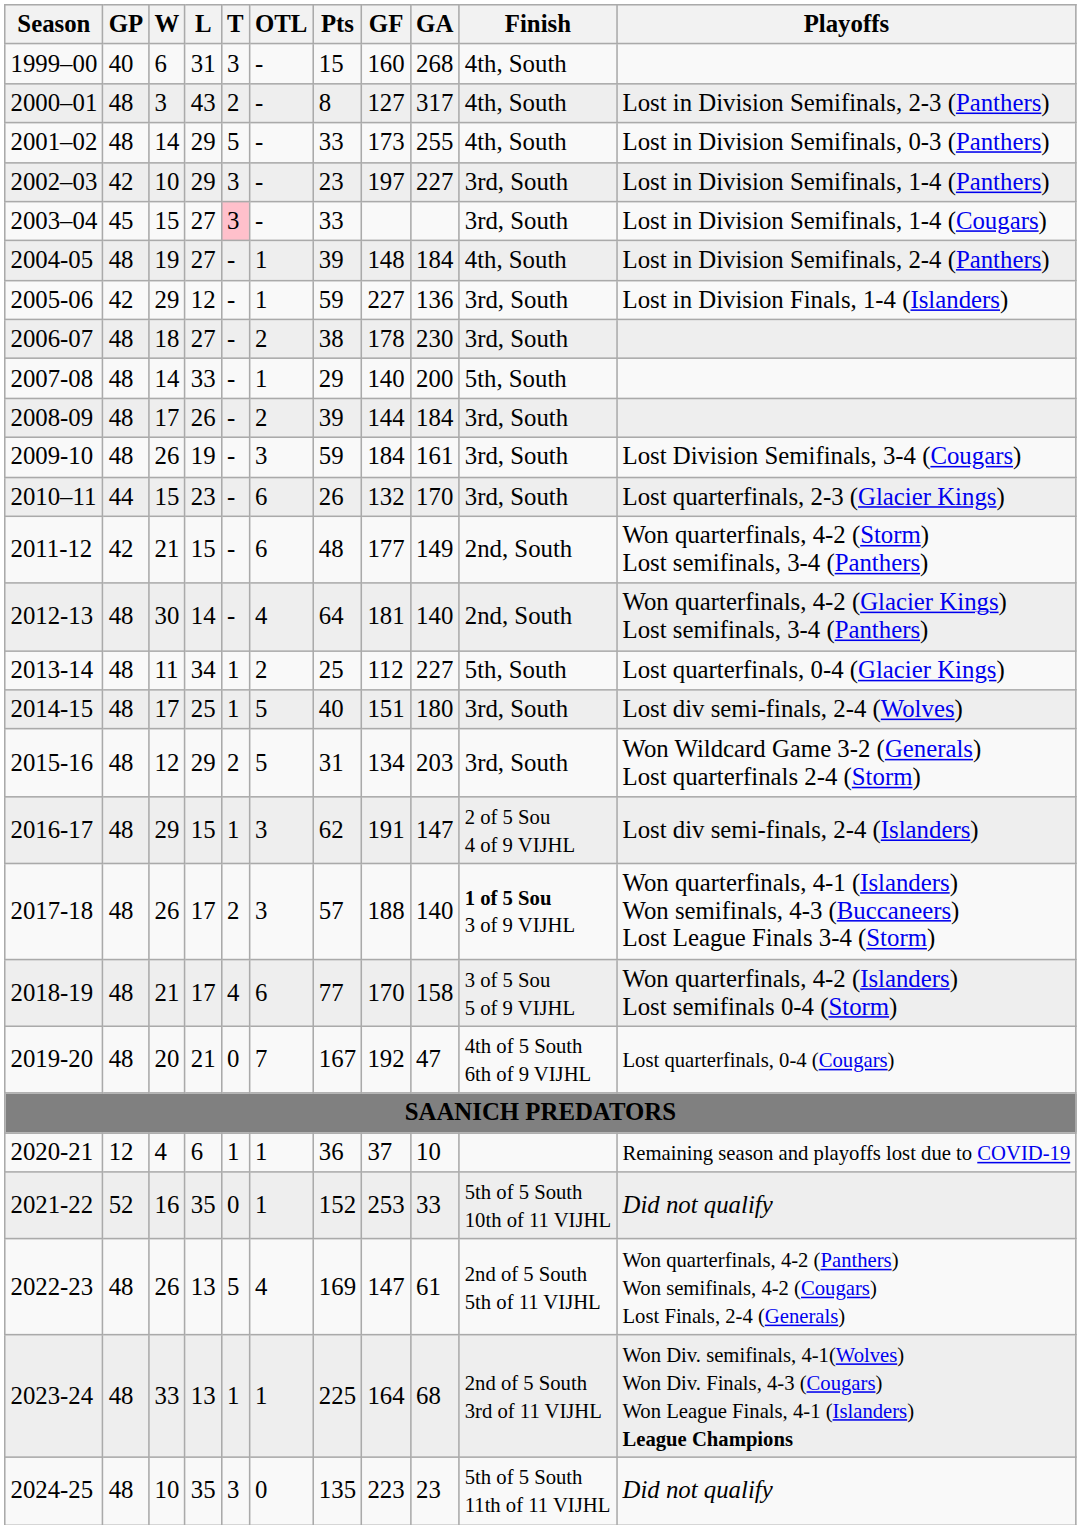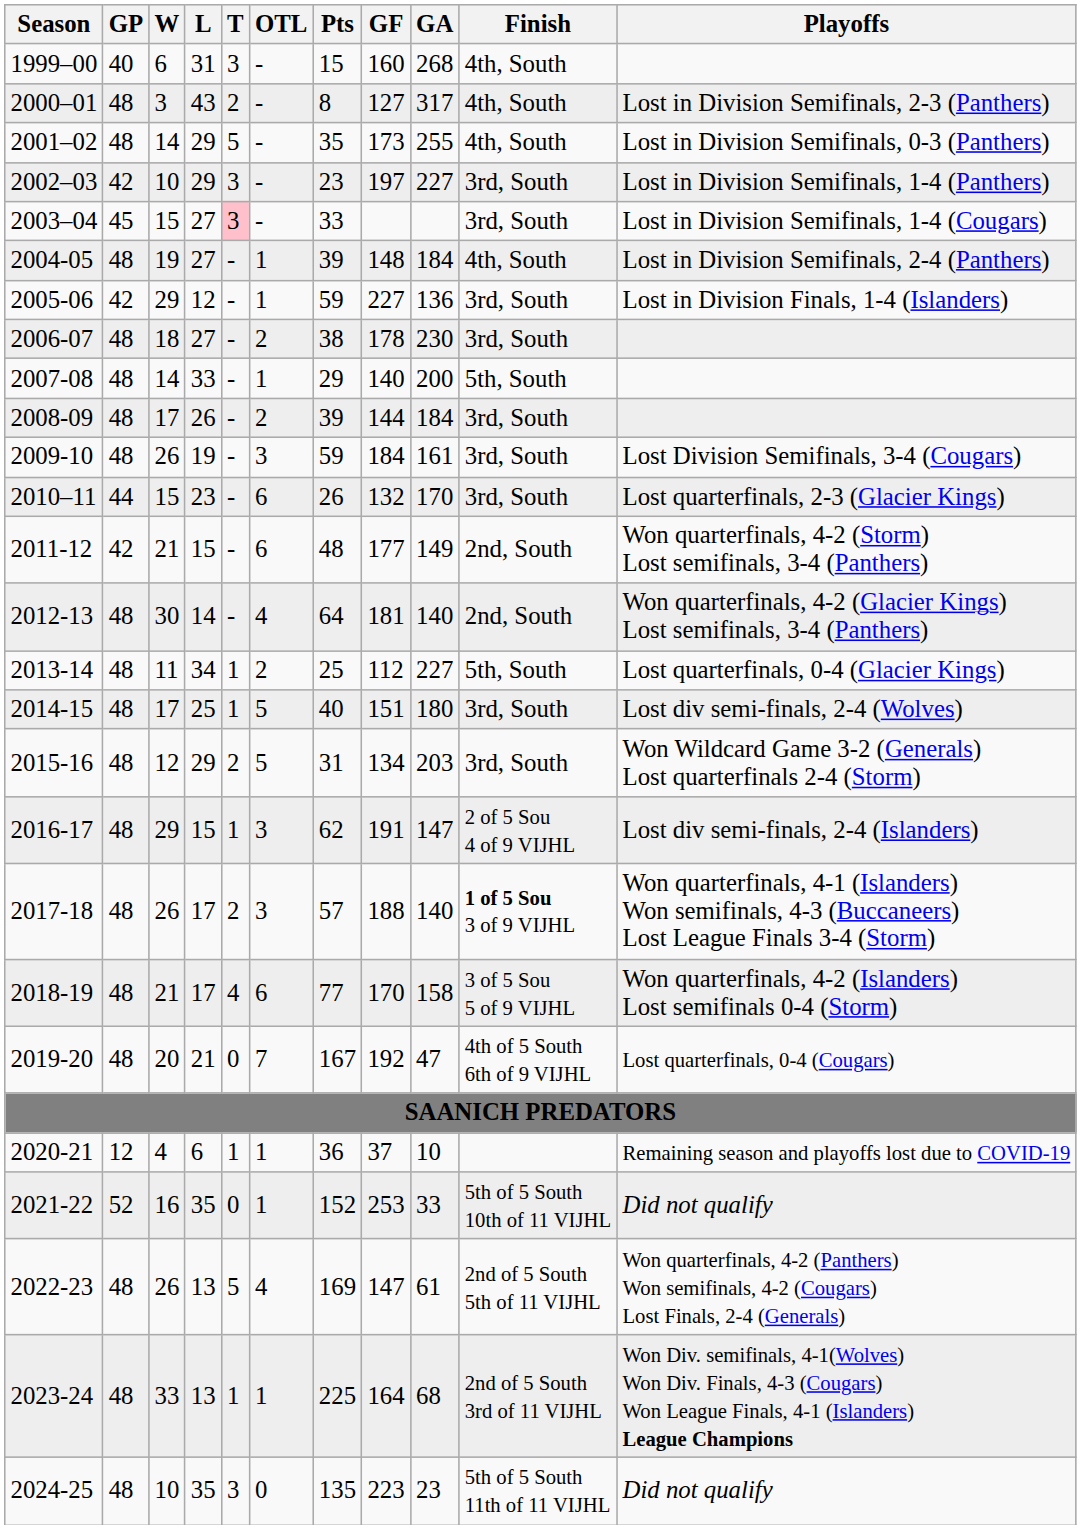(331, 142) 33 -> (331, 142) 35
